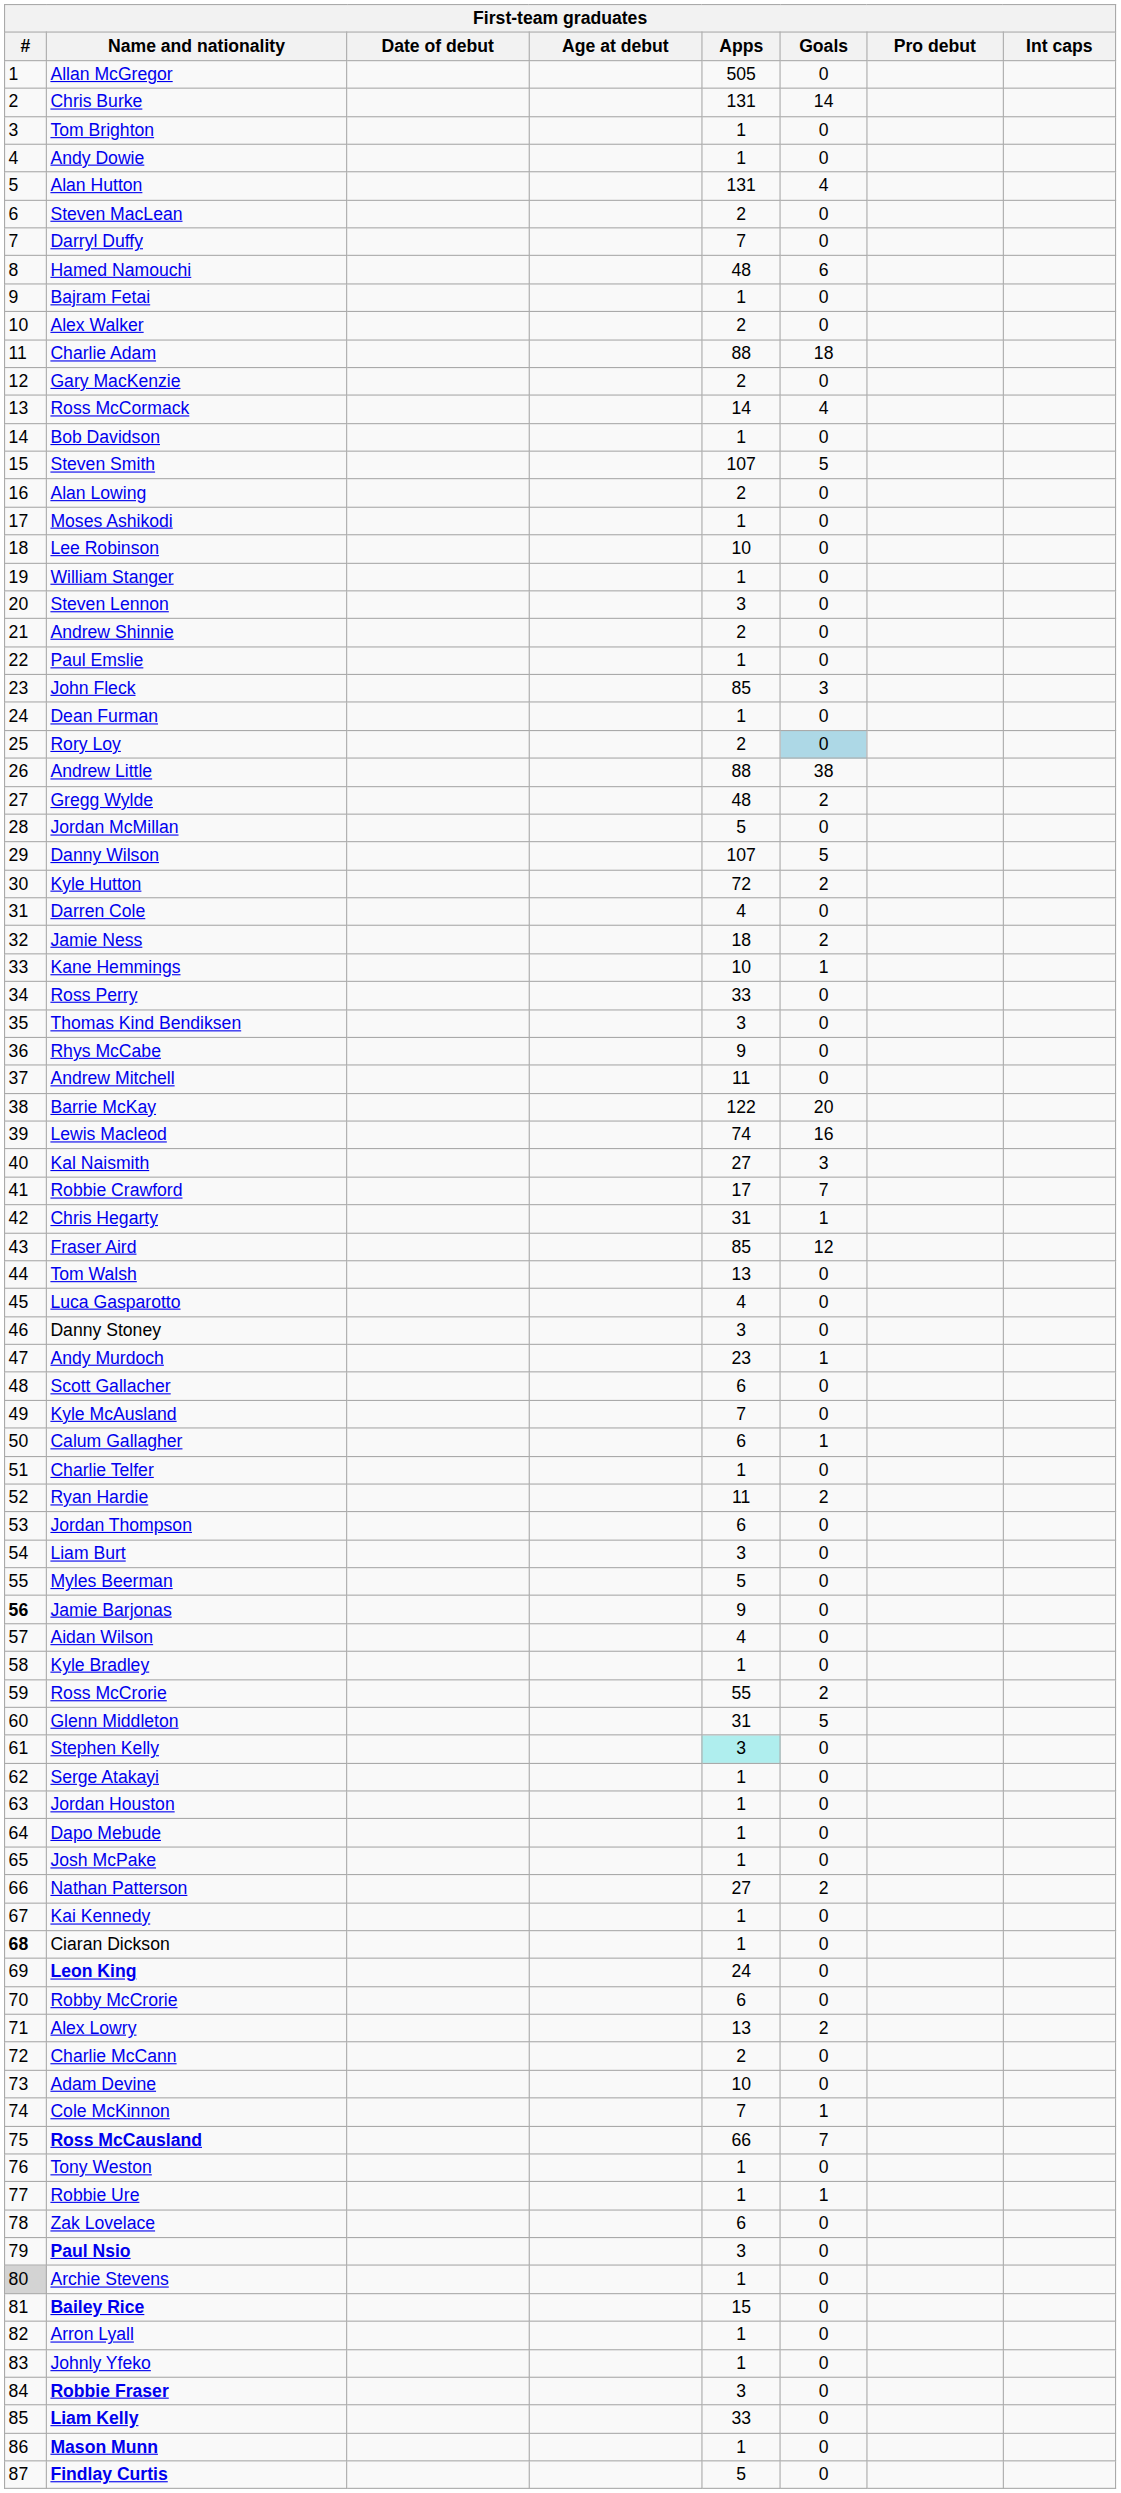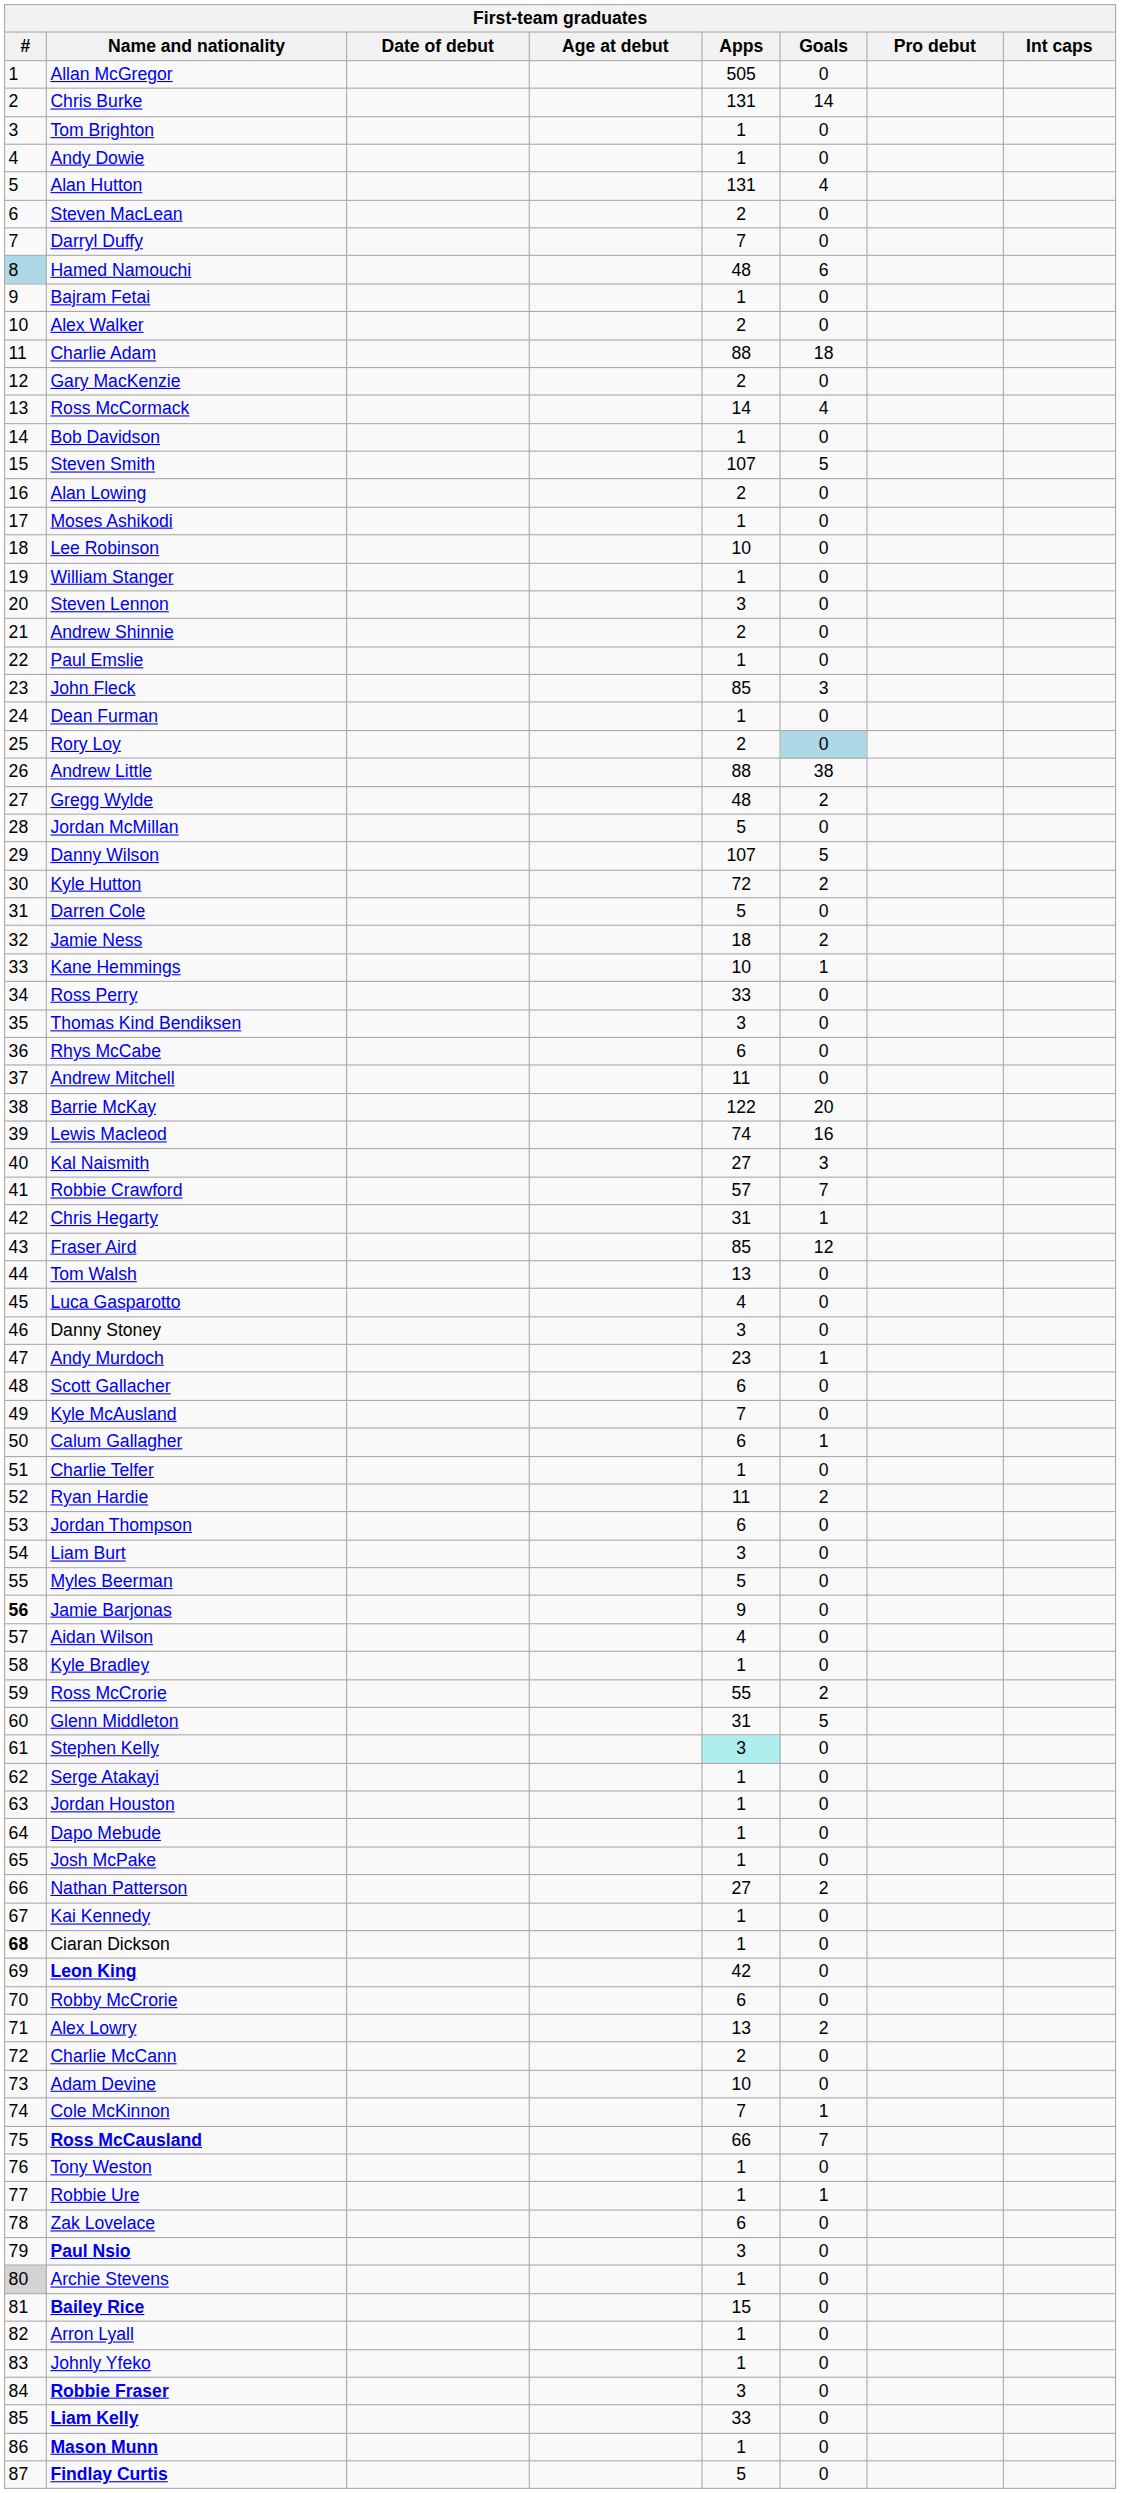(14, 269) no background -> (14, 269) lightblue background
(741, 911) 4 -> (741, 911) 5
(741, 1051) 9 -> (741, 1051) 6
(741, 1190) 17 -> (741, 1190) 57
(741, 1972) 24 -> (741, 1972) 42
